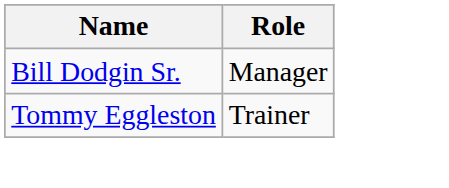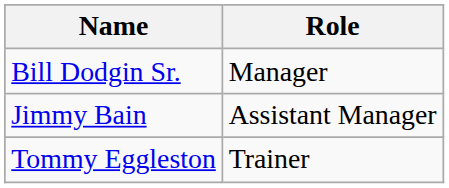+ row: (79, 114)
